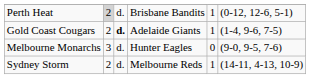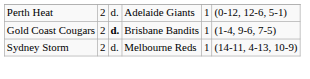(109, 13) lightgrey background -> (103, 13) no background
(167, 13) Brisbane Bandits -> (160, 13) Adelaide Giants
(165, 30) Adelaide Giants -> (162, 30) Brisbane Bandits
- row: (54, 47)
